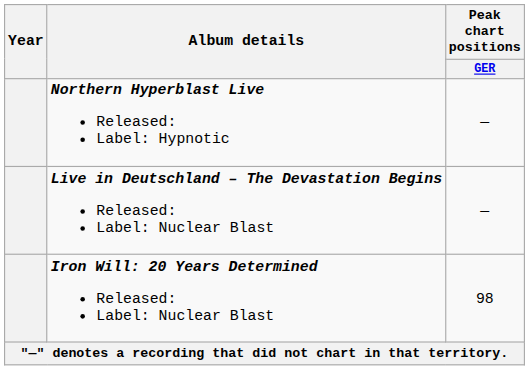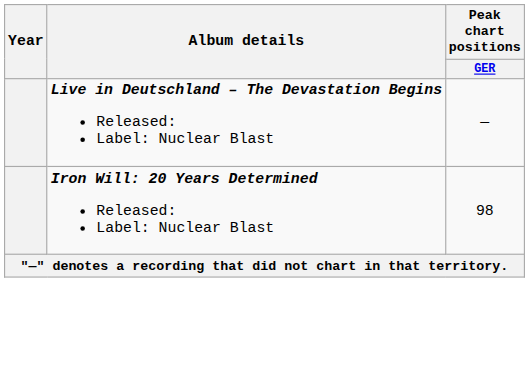- row: (246, 115)
